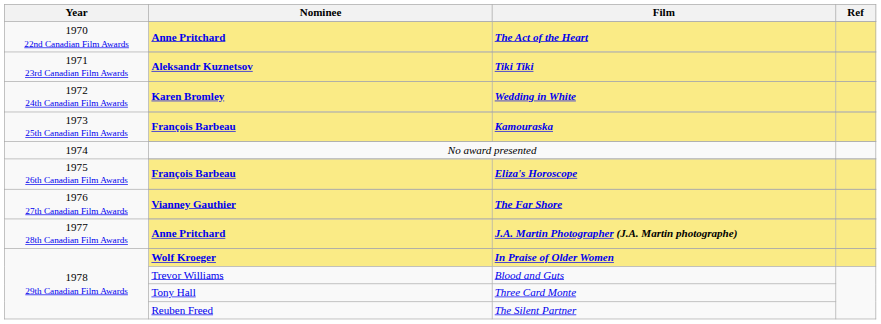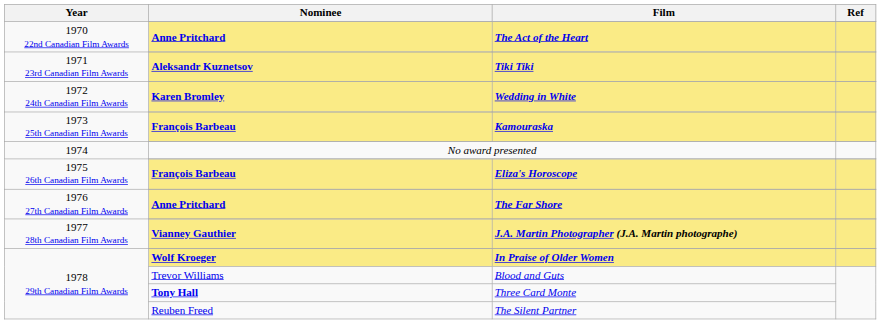(194, 204) Vianney Gauthier -> (188, 204) Anne Pritchard
(188, 234) Anne Pritchard -> (194, 234) Vianney Gauthier
(174, 292) normal -> (175, 292) bold
